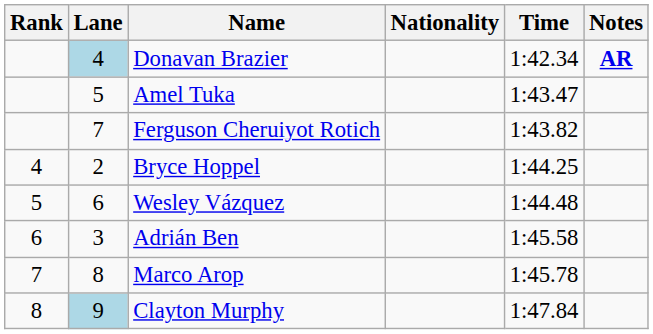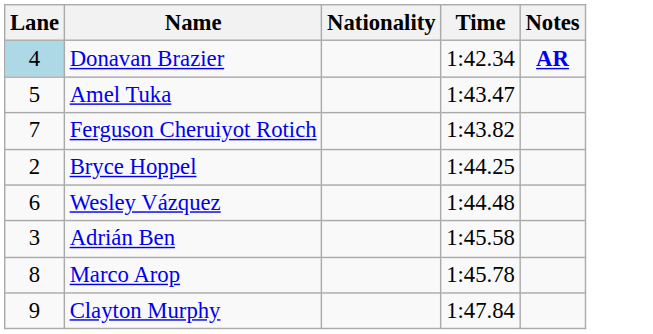- column: (36, 22)
(98, 310) lightblue background -> (35, 310) no background
